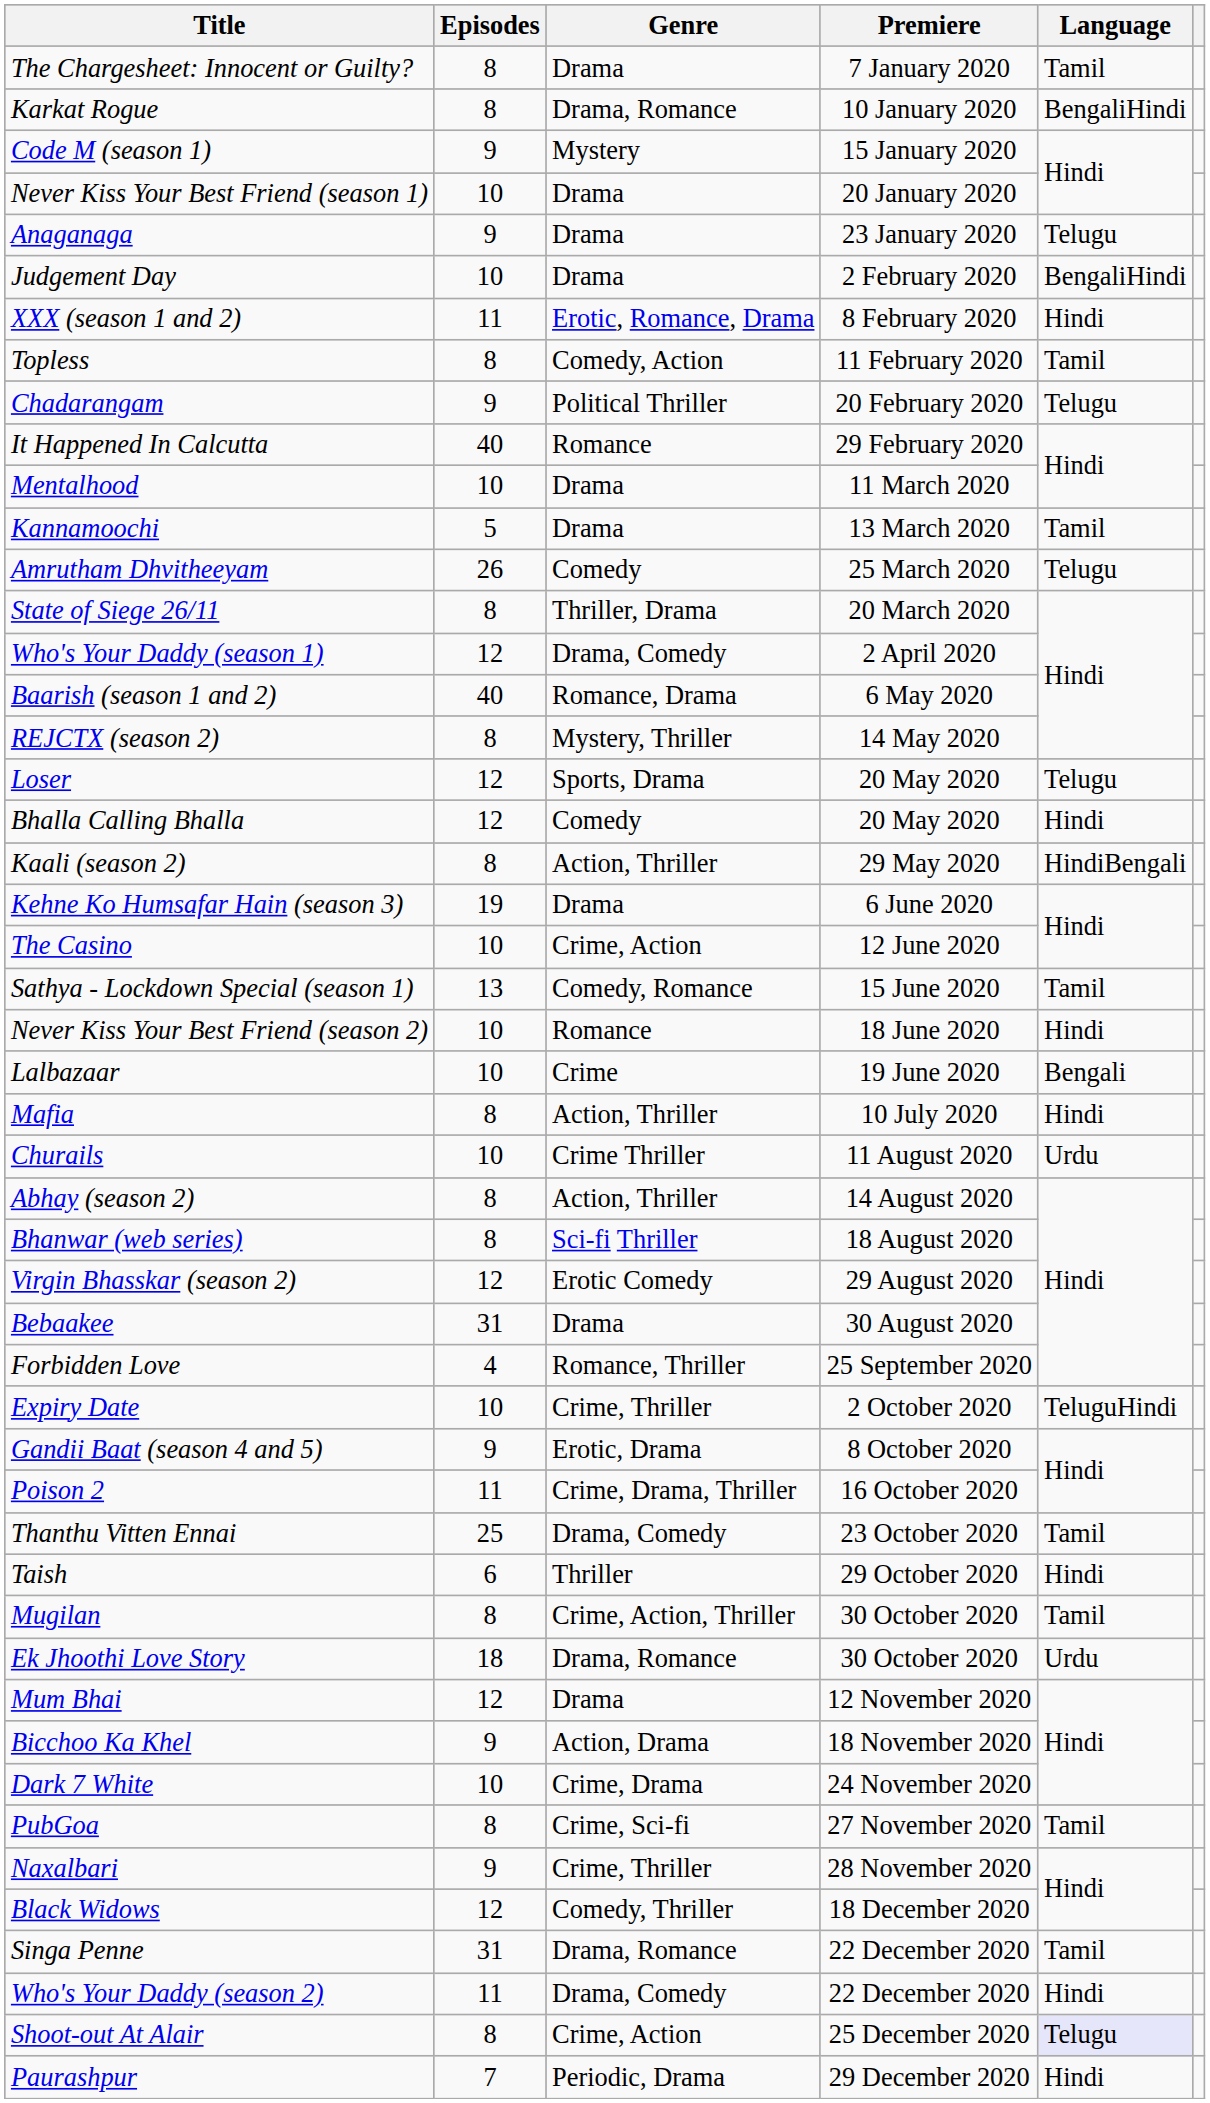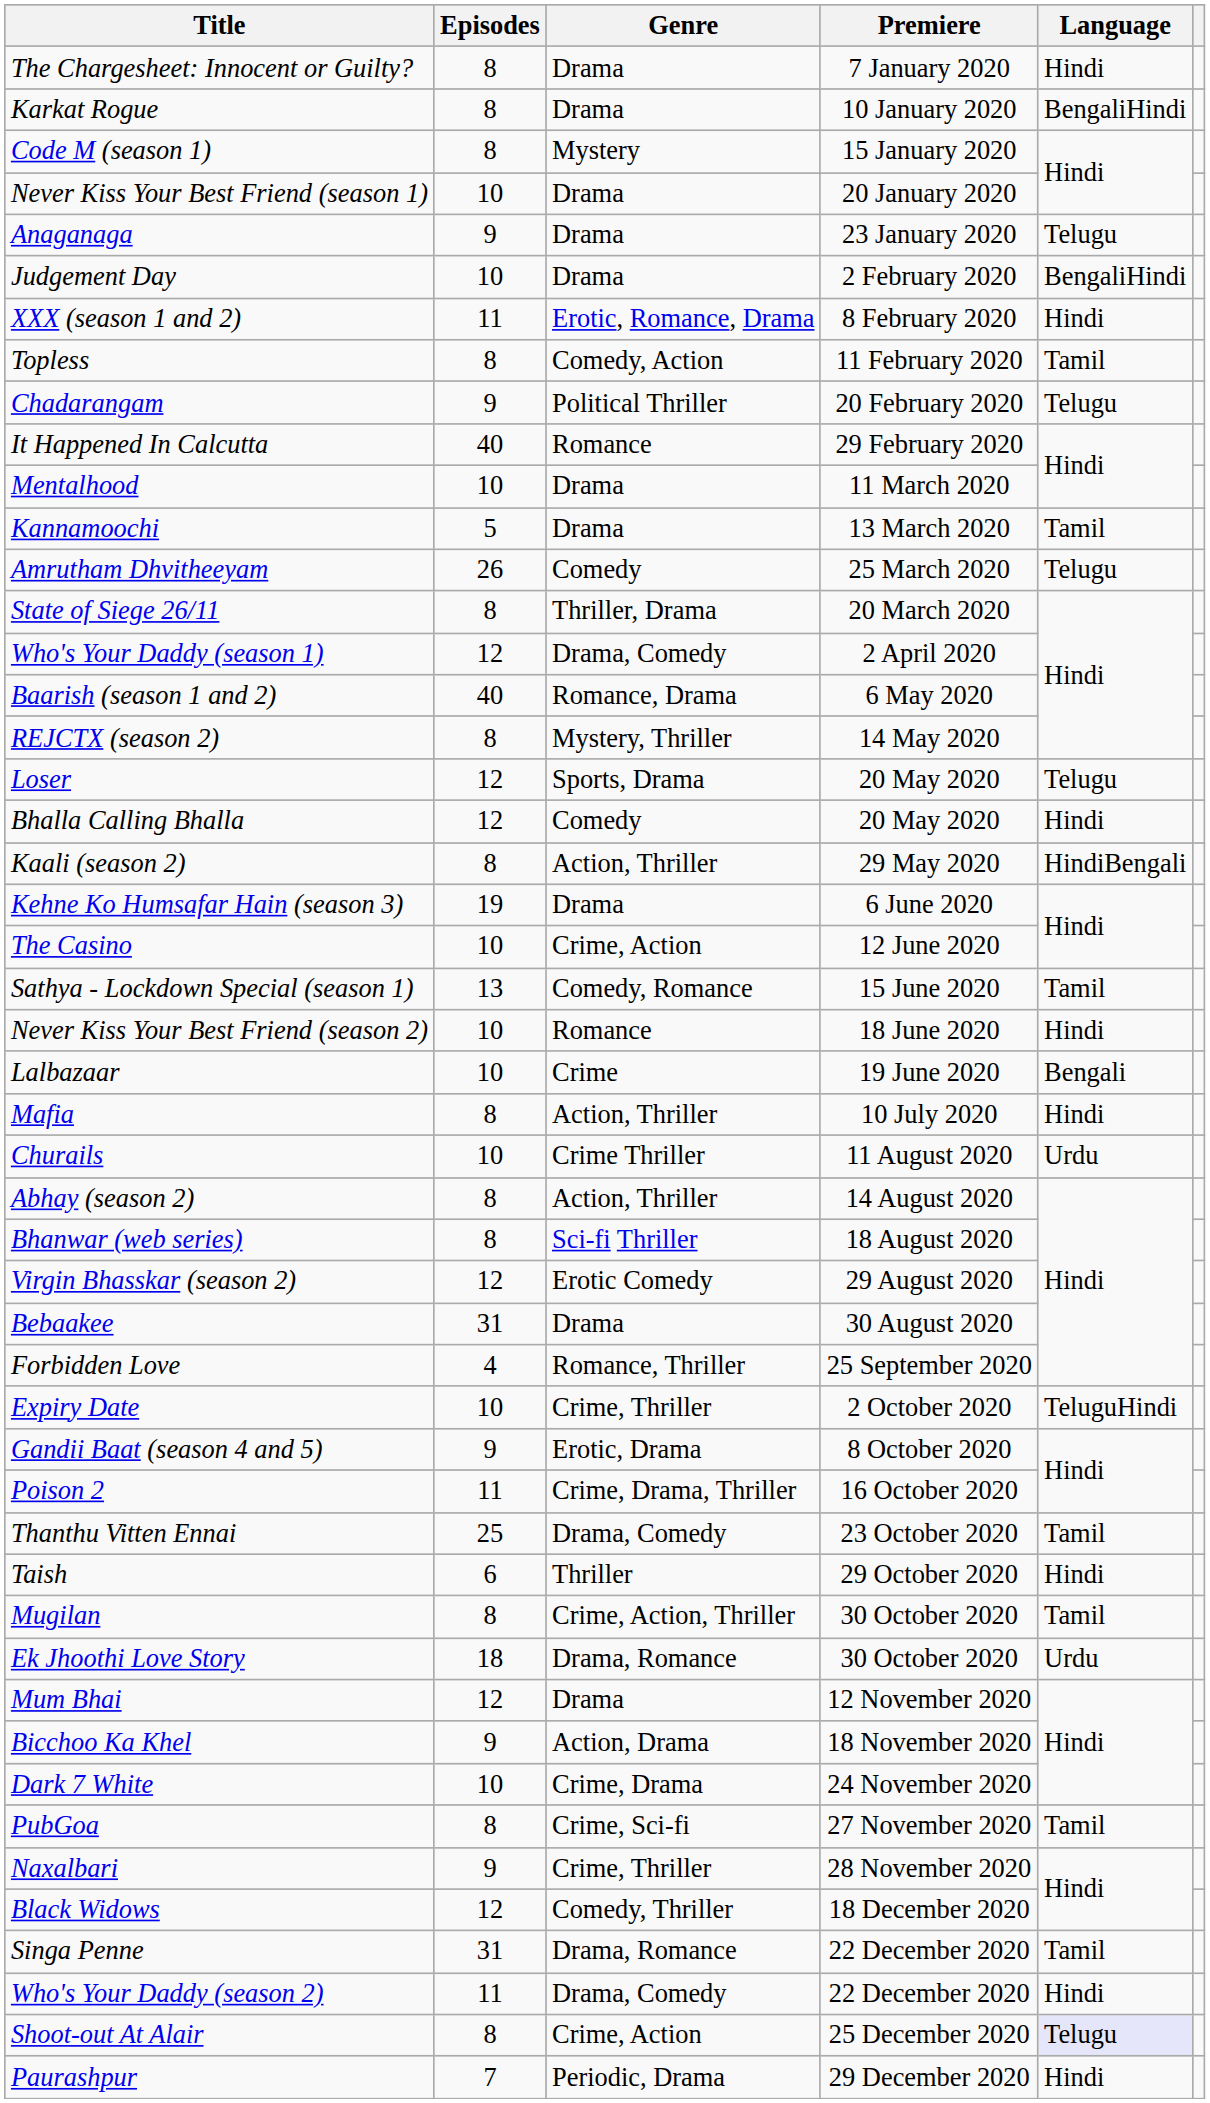(1075, 67) Tamil -> (1074, 67) Hindi
(644, 109) Drama, Romance -> (588, 109) Drama
(490, 151) 9 -> (490, 151) 8
